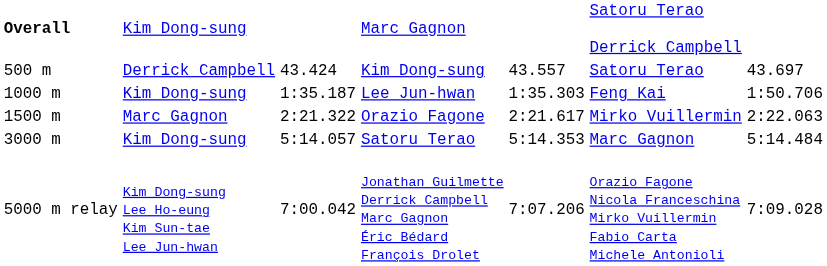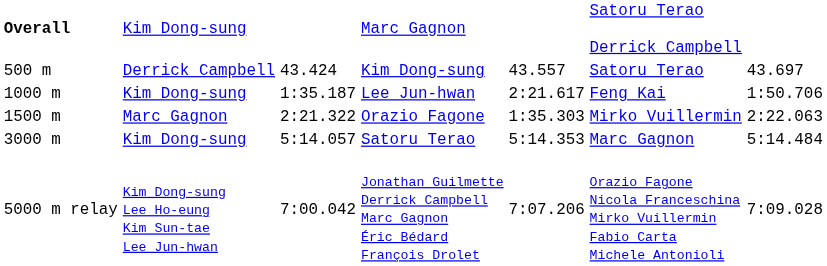(547, 94) 1:35.303 -> (547, 94) 2:21.617
(547, 117) 2:21.617 -> (547, 117) 1:35.303
